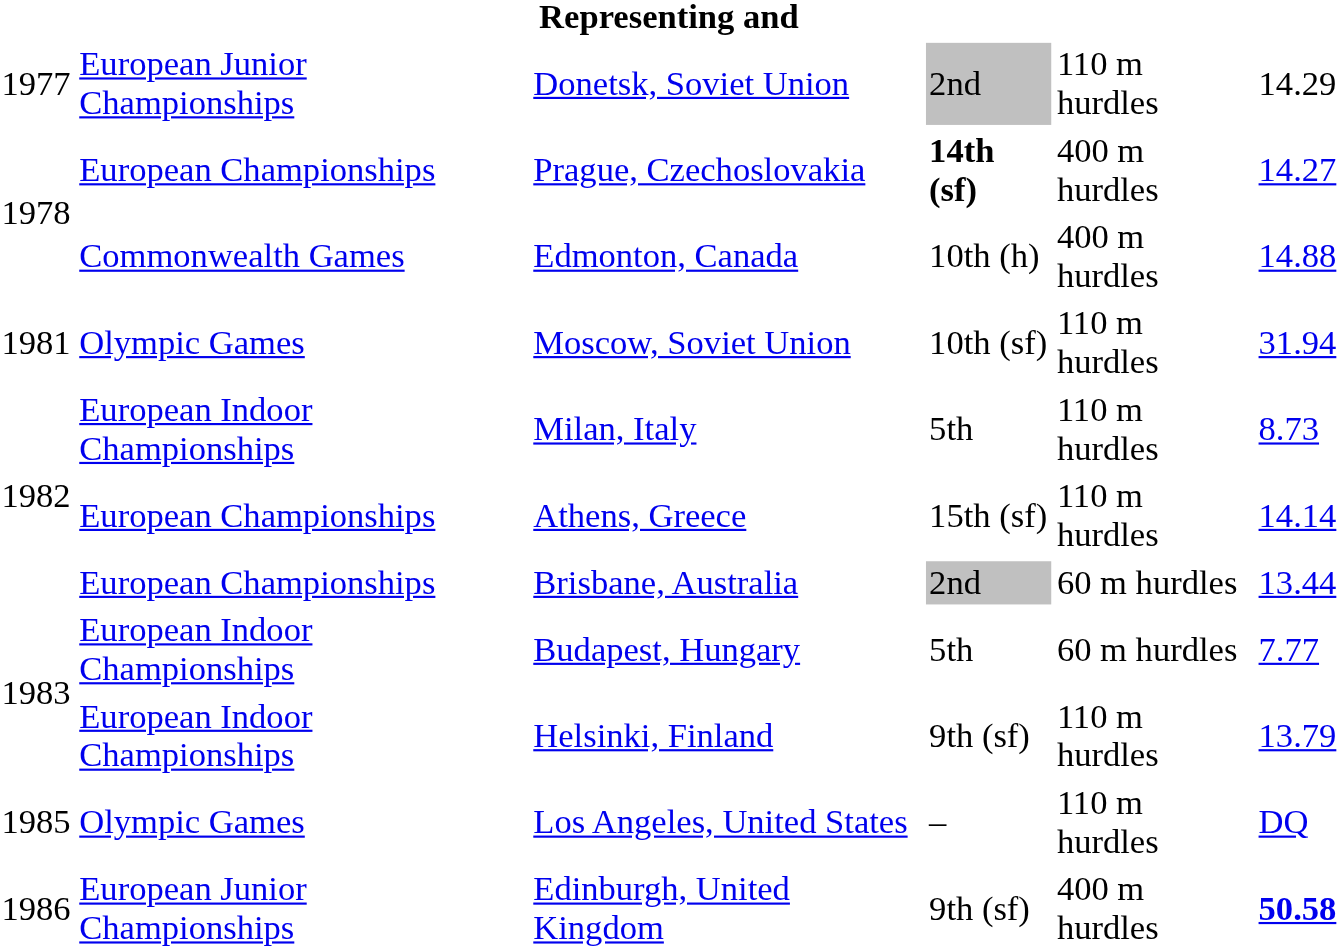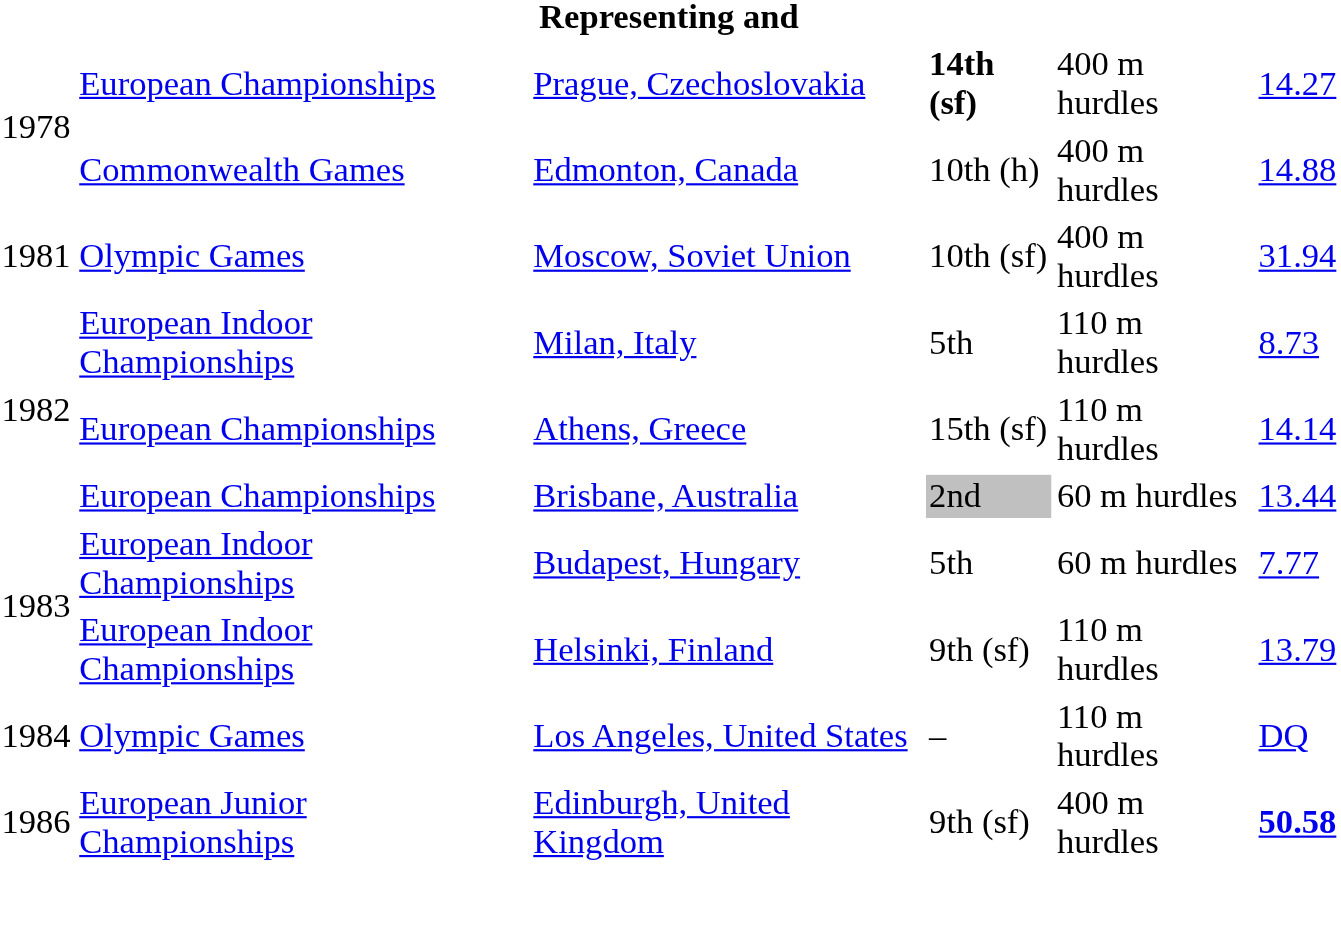- row: (691, 83)
(1108, 342) 110 m hurdles -> (1108, 256) 400 m hurdles
(36, 822) 1985 -> (36, 735) 1984
